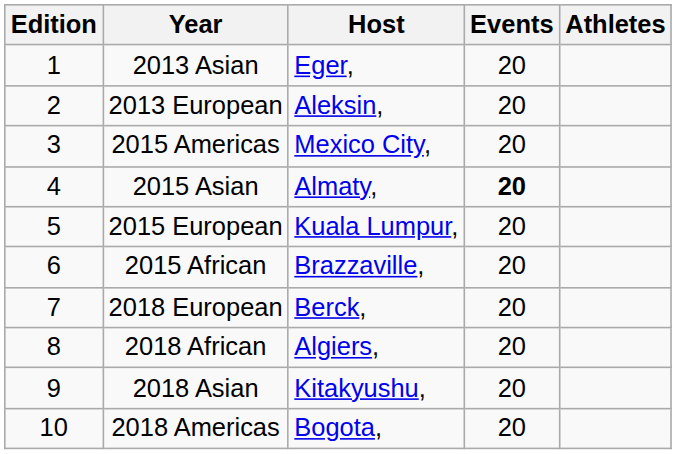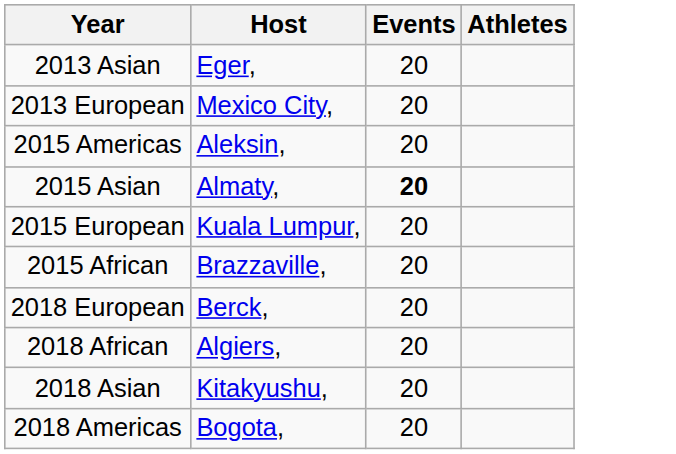- column: (54, 24)
(339, 105) Aleksin, -> (265, 105) Mexico City,
(363, 145) Mexico City, -> (241, 145) Aleksin,
